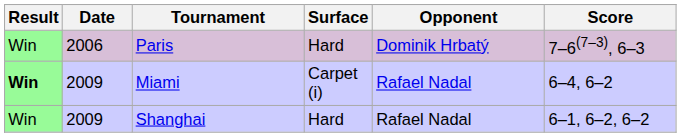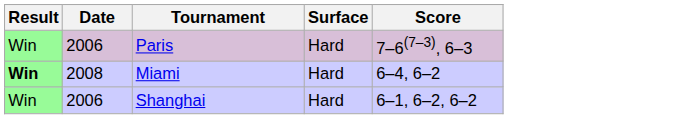- column: (459, 17)
(85, 83) 2009 -> (85, 74) 2008
(333, 83) Carpet (i) -> (326, 74) Hard
(85, 118) 2009 -> (85, 100) 2006
